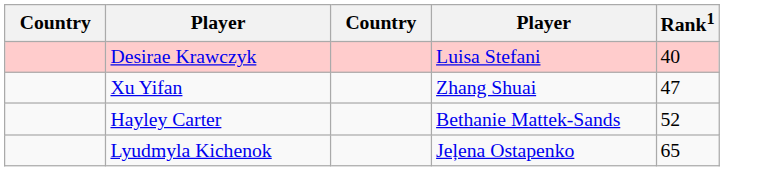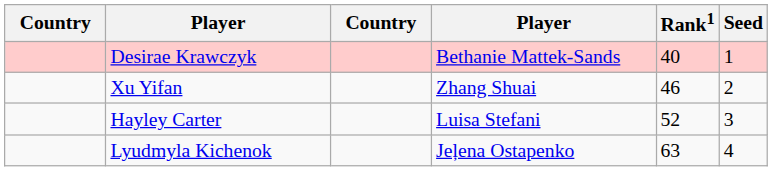+ column: (743, 22)
(488, 56) Luisa Stefani -> (528, 56) Bethanie Mattek-Sands
(670, 87) 47 -> (670, 87) 46
(528, 119) Bethanie Mattek-Sands -> (488, 119) Luisa Stefani
(670, 150) 65 -> (670, 150) 63
